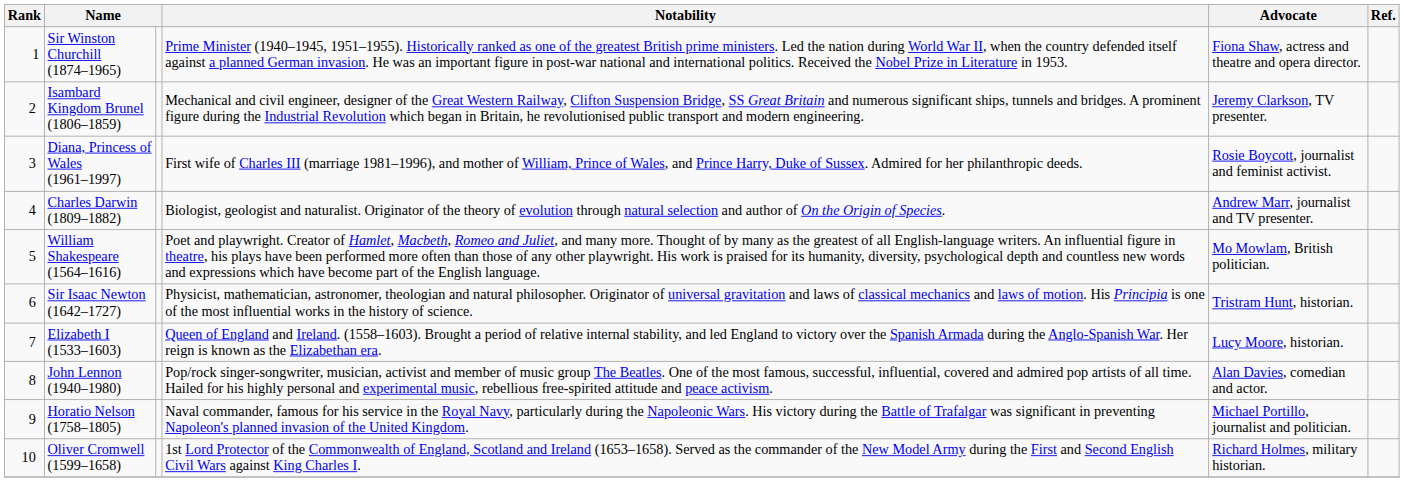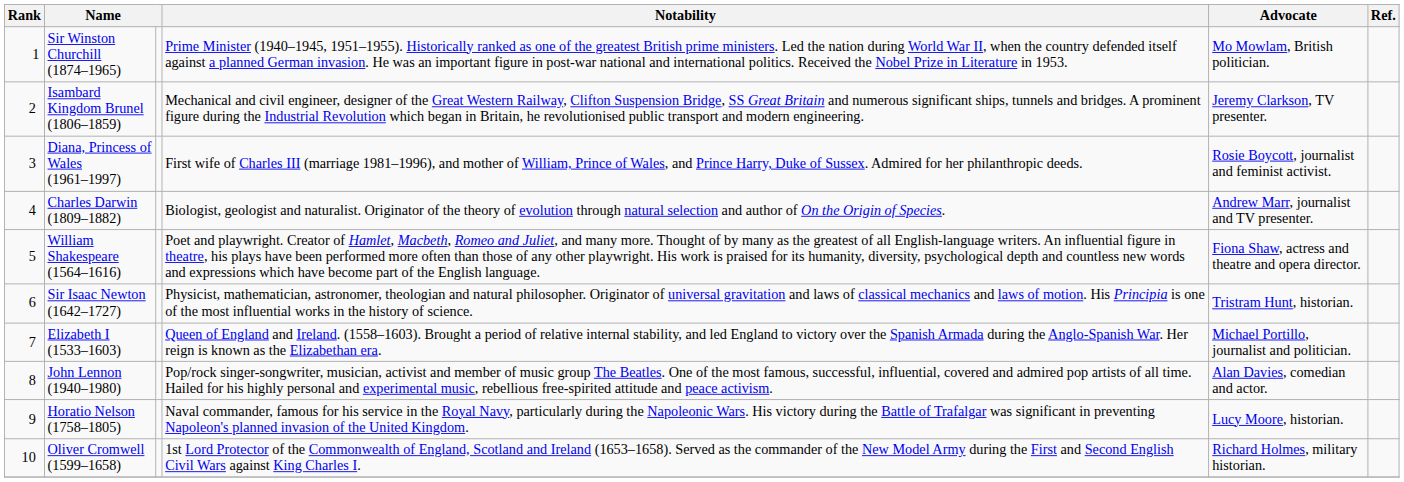(1287, 54) Fiona Shaw, actress and theatre and opera director. -> (1273, 54) Mo Mowlam, British politician.
(1273, 256) Mo Mowlam, British politician. -> (1287, 256) Fiona Shaw, actress and theatre and opera director.
(1278, 342) Lucy Moore, historian. -> (1282, 342) Michael Portillo, journalist and politician.
(1282, 419) Michael Portillo, journalist and politician. -> (1278, 419) Lucy Moore, historian.
